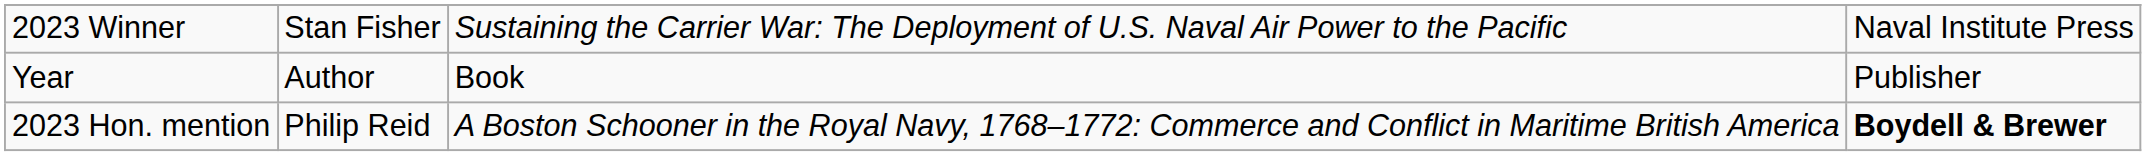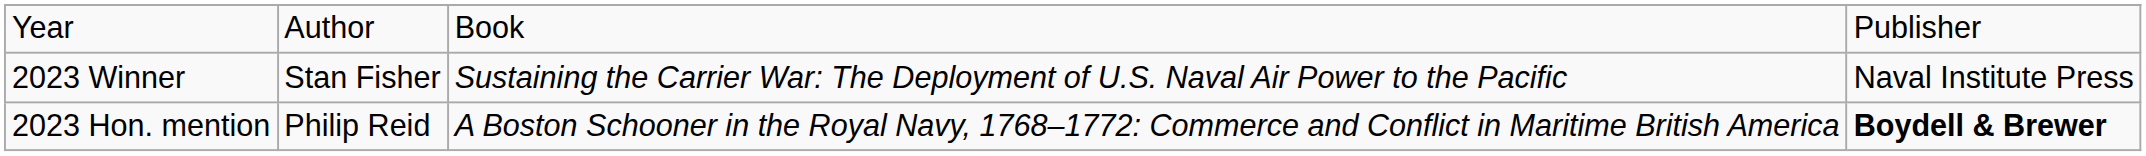rows swapped: (43, 77) <-> (99, 28)
